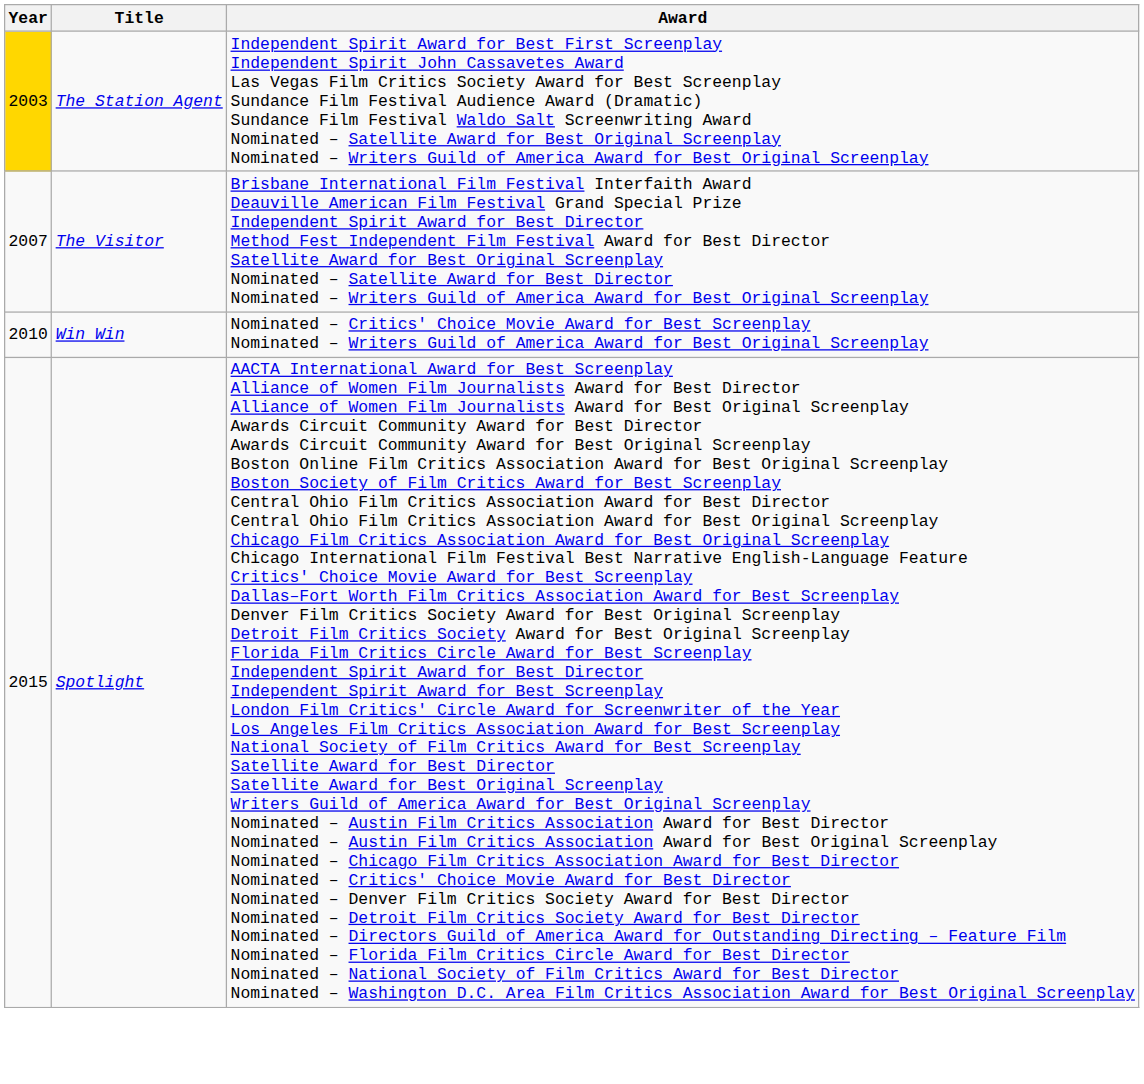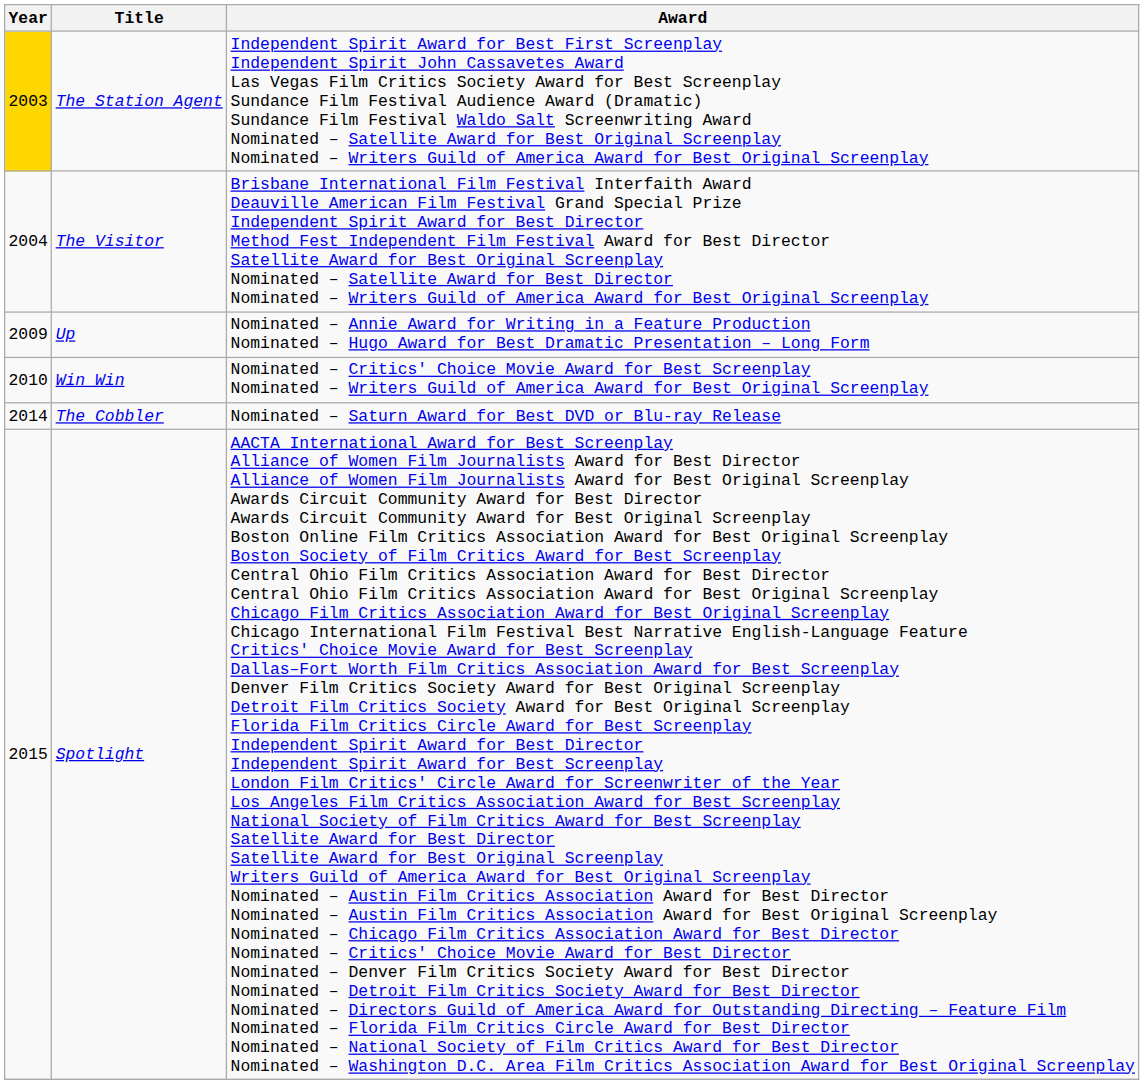(28, 241) 2007 -> (28, 241) 2004
+ row: (65, 334)
+ row: (110, 416)
